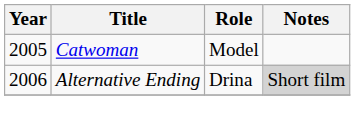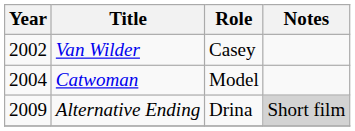+ row: (98, 49)
(28, 49) 2005 -> (28, 79) 2004
(28, 79) 2006 -> (28, 110) 2009
